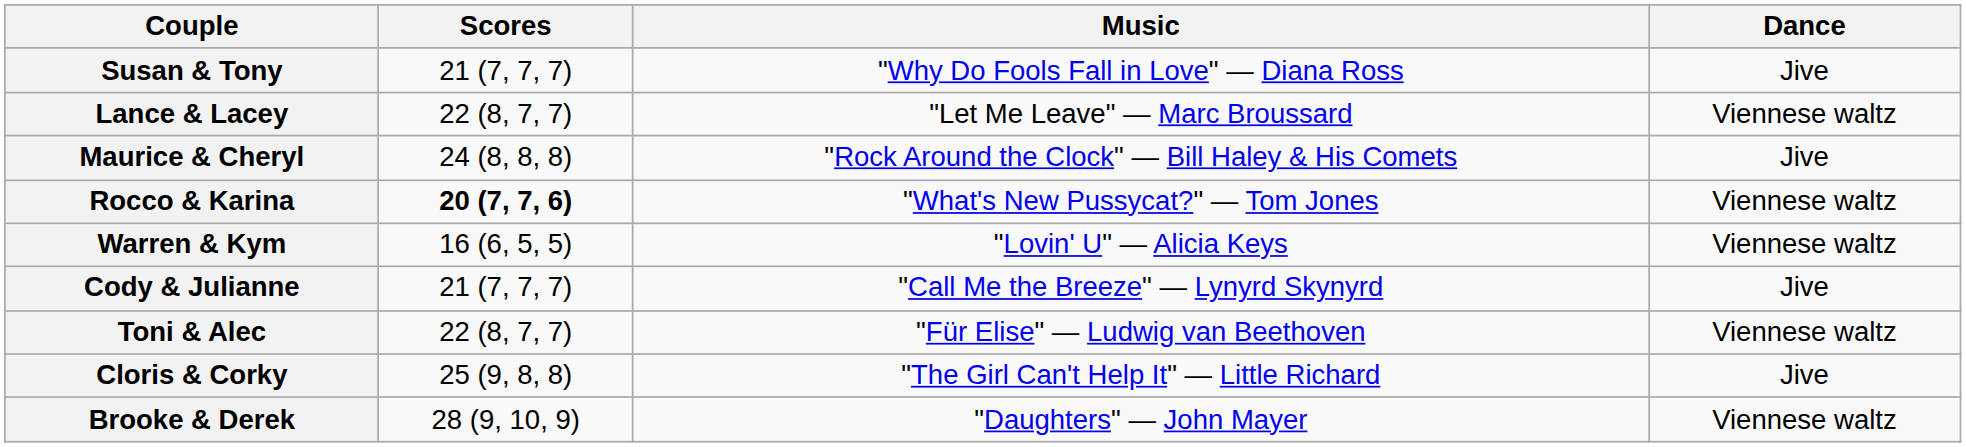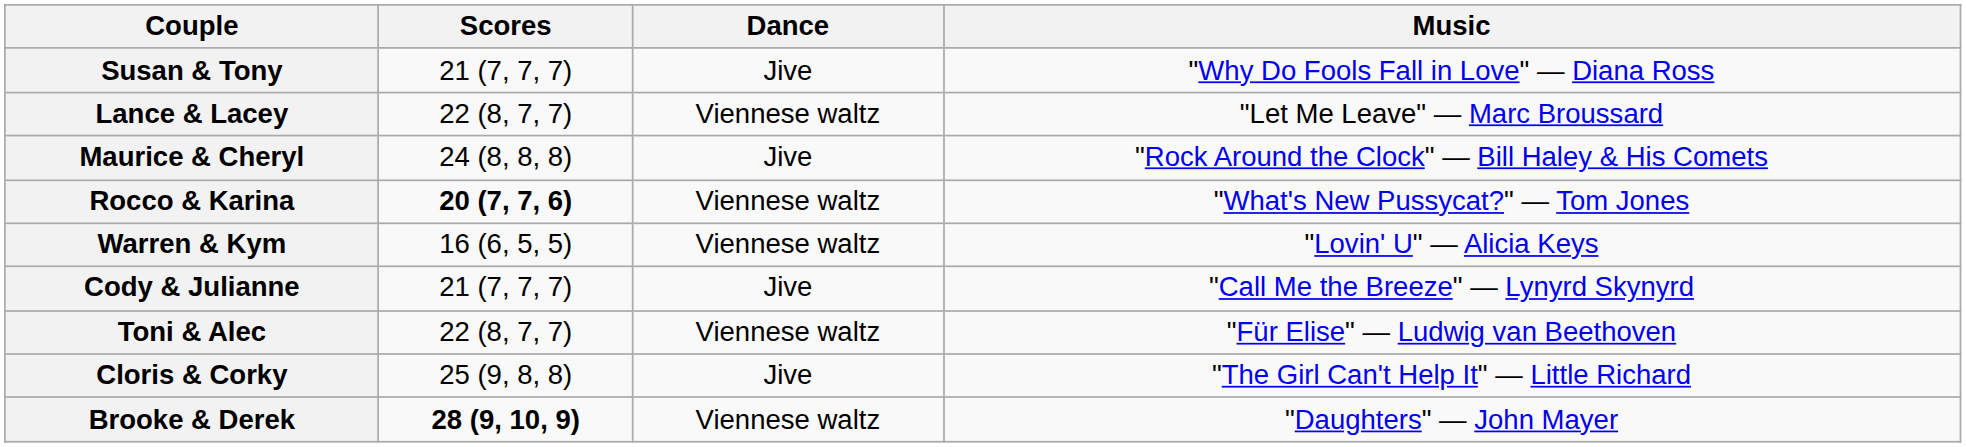columns swapped: (1804, 26) <-> (1141, 26)
(506, 419) normal -> (506, 419) bold
